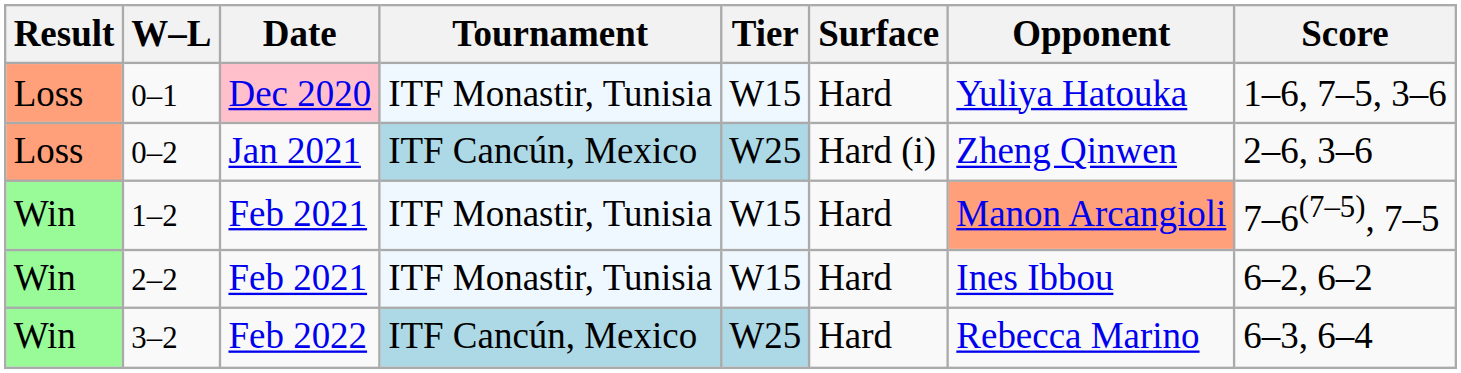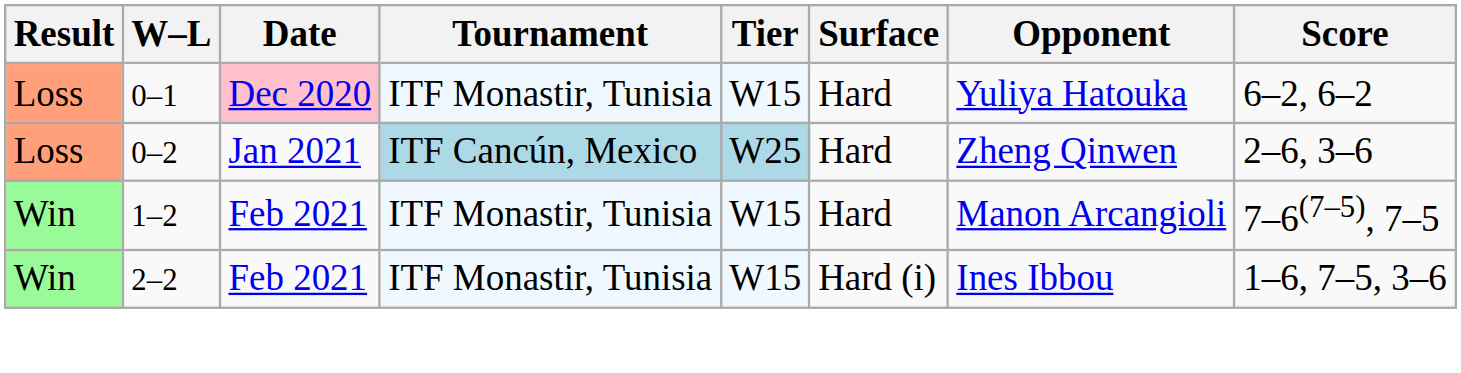(1345, 92) 1–6, 7–5, 3–6 -> (1308, 92) 6–2, 6–2
(877, 151) Hard (i) -> (855, 151) Hard
(1091, 214) lightsalmon background -> (1091, 214) no background
(855, 278) Hard -> (877, 278) Hard (i)
(1308, 278) 6–2, 6–2 -> (1345, 278) 1–6, 7–5, 3–6
- row: (154, 339)
